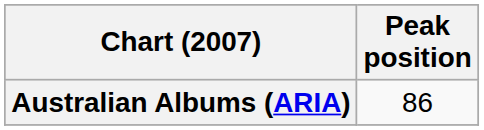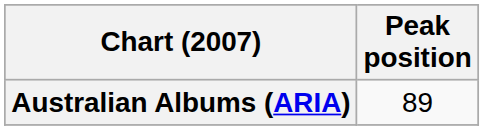(418, 102) 86 -> (418, 102) 89
